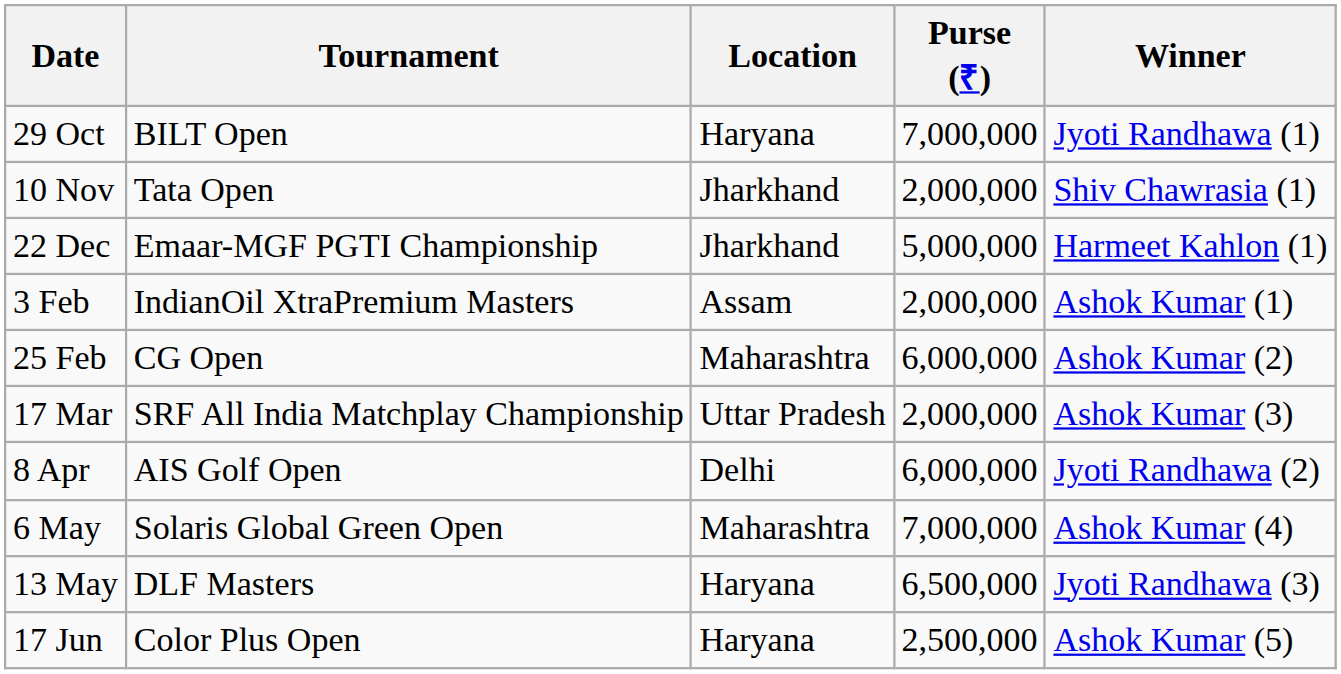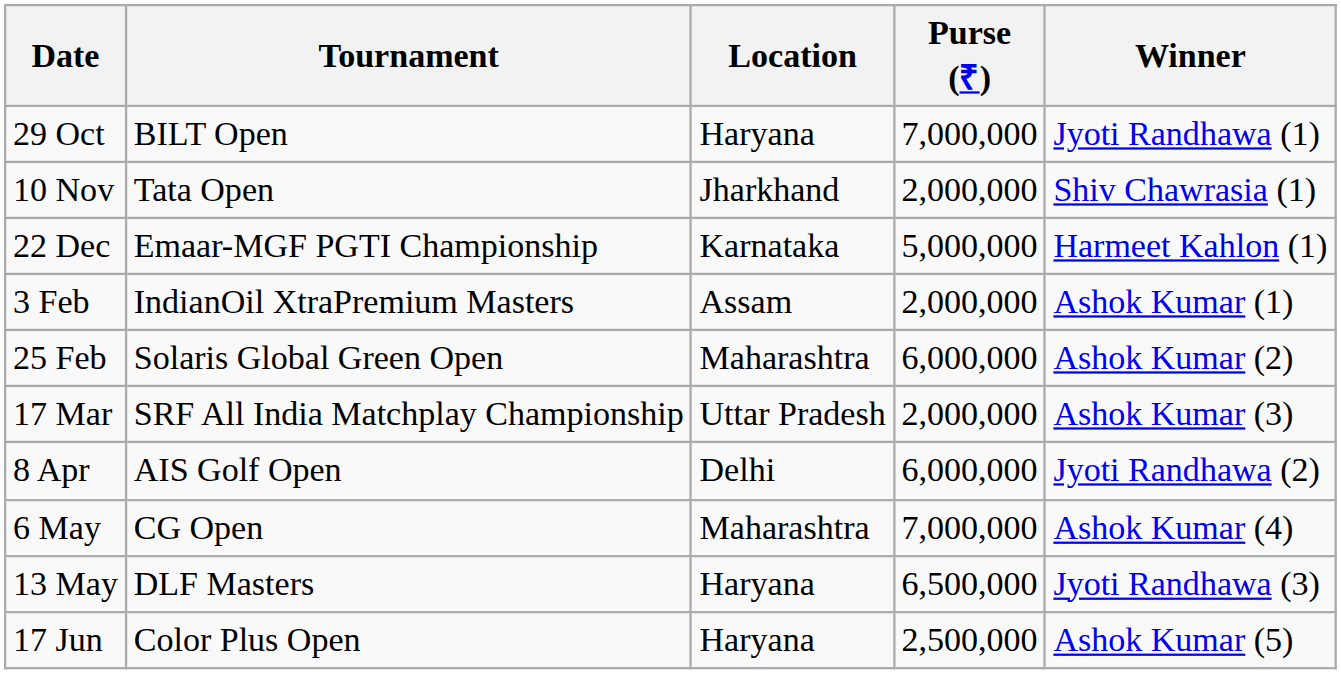(769, 245) Jharkhand -> (769, 245) Karnataka
(198, 358) CG Open -> (318, 358) Solaris Global Green Open
(318, 526) Solaris Global Green Open -> (198, 526) CG Open
